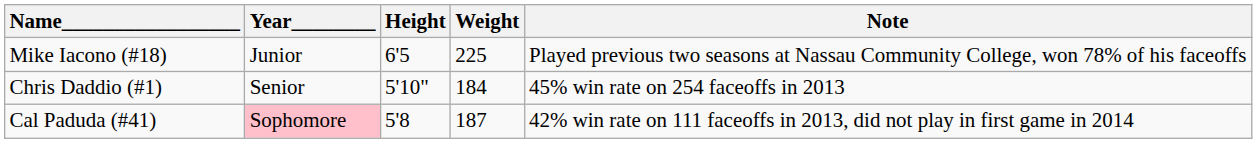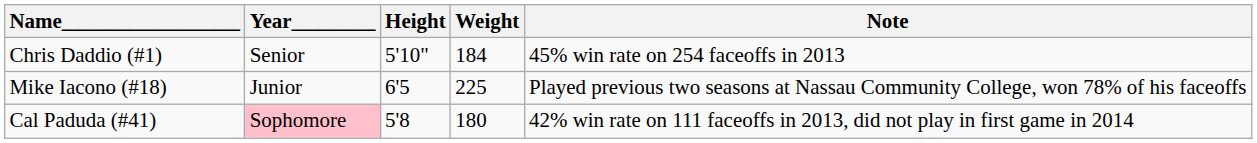rows swapped: (86, 87) <-> (88, 54)
(471, 120) 187 -> (471, 120) 180
